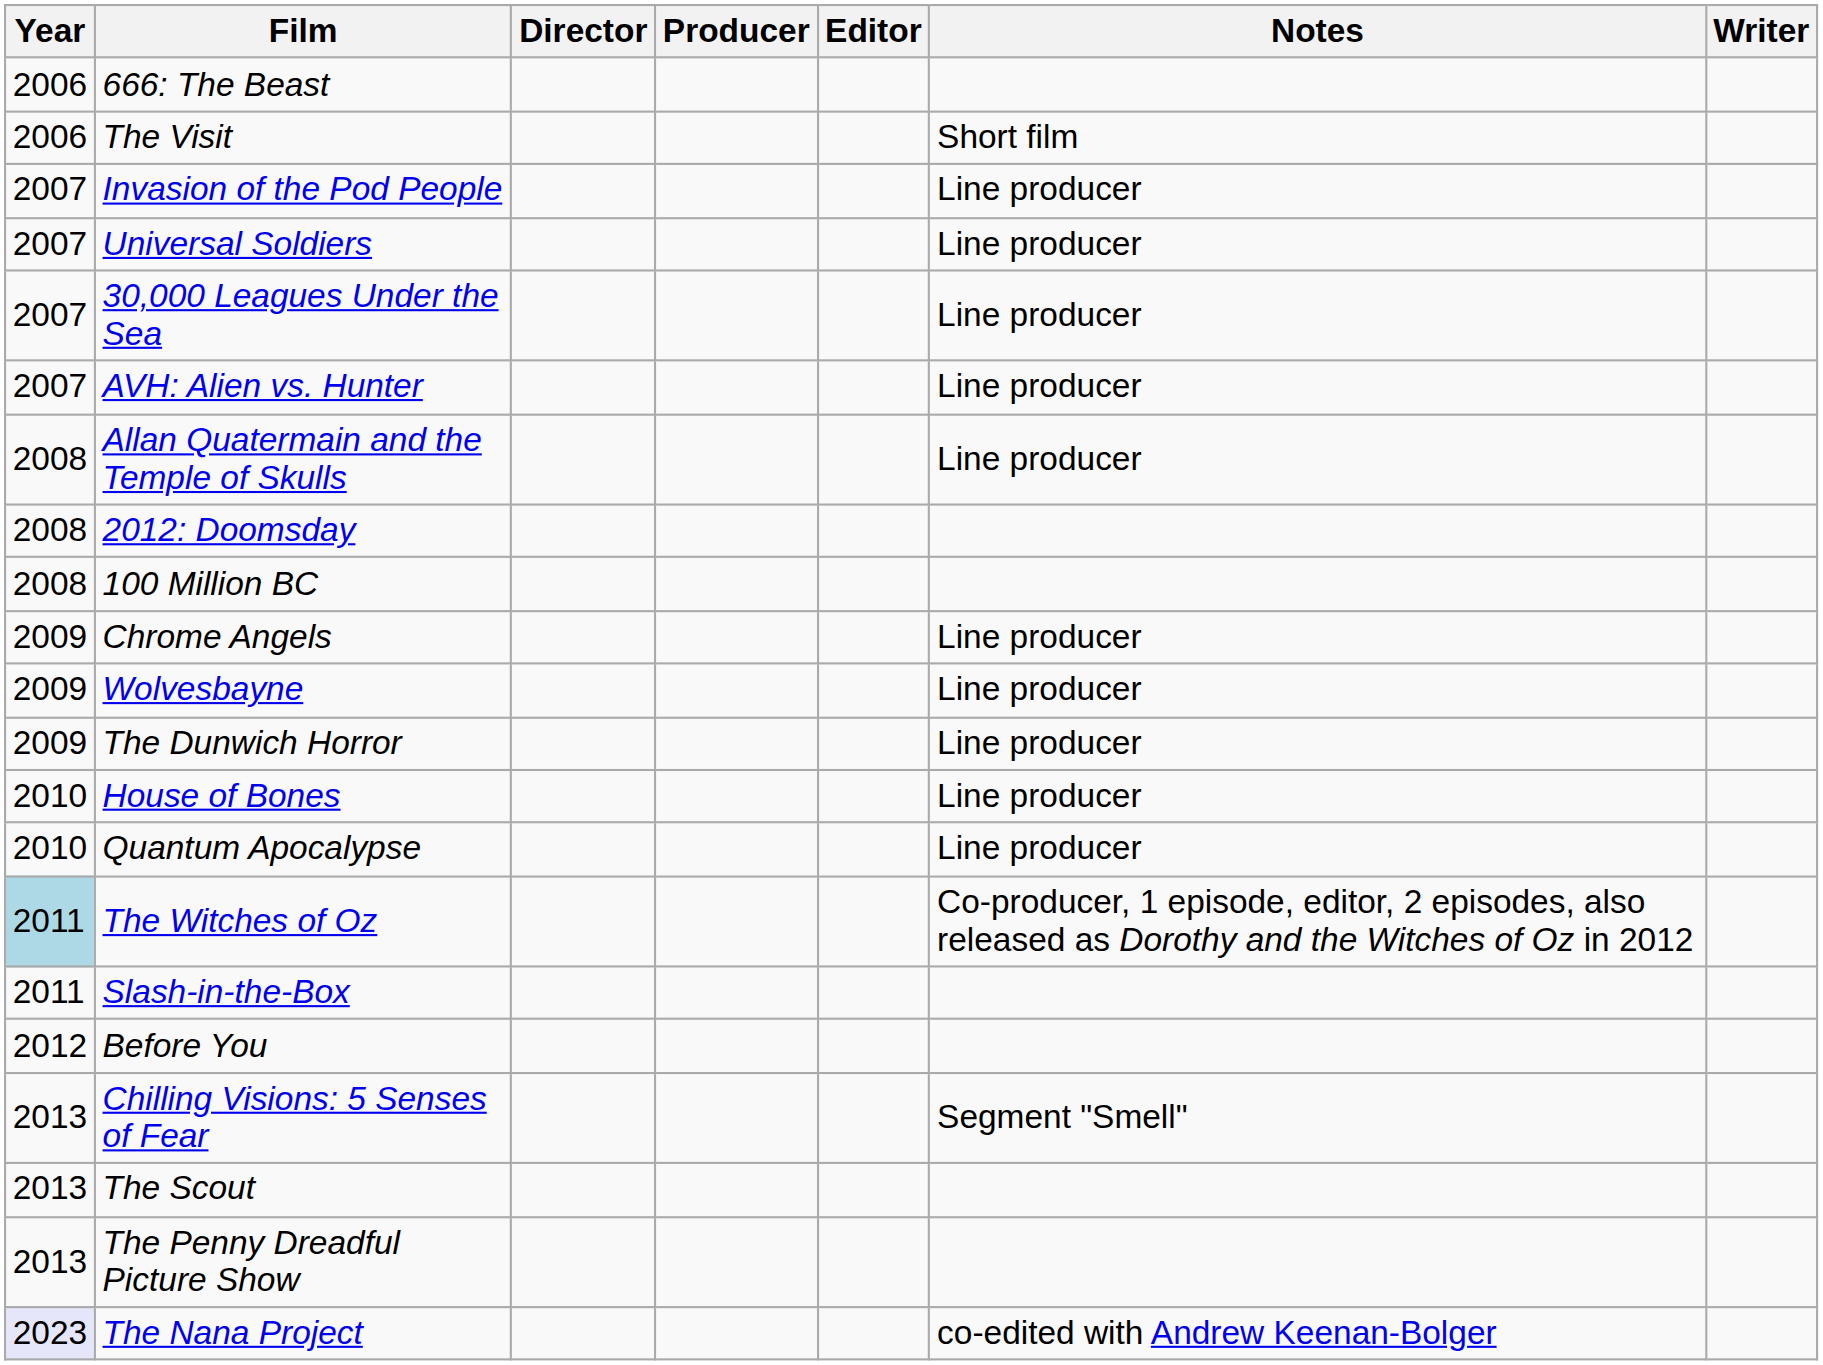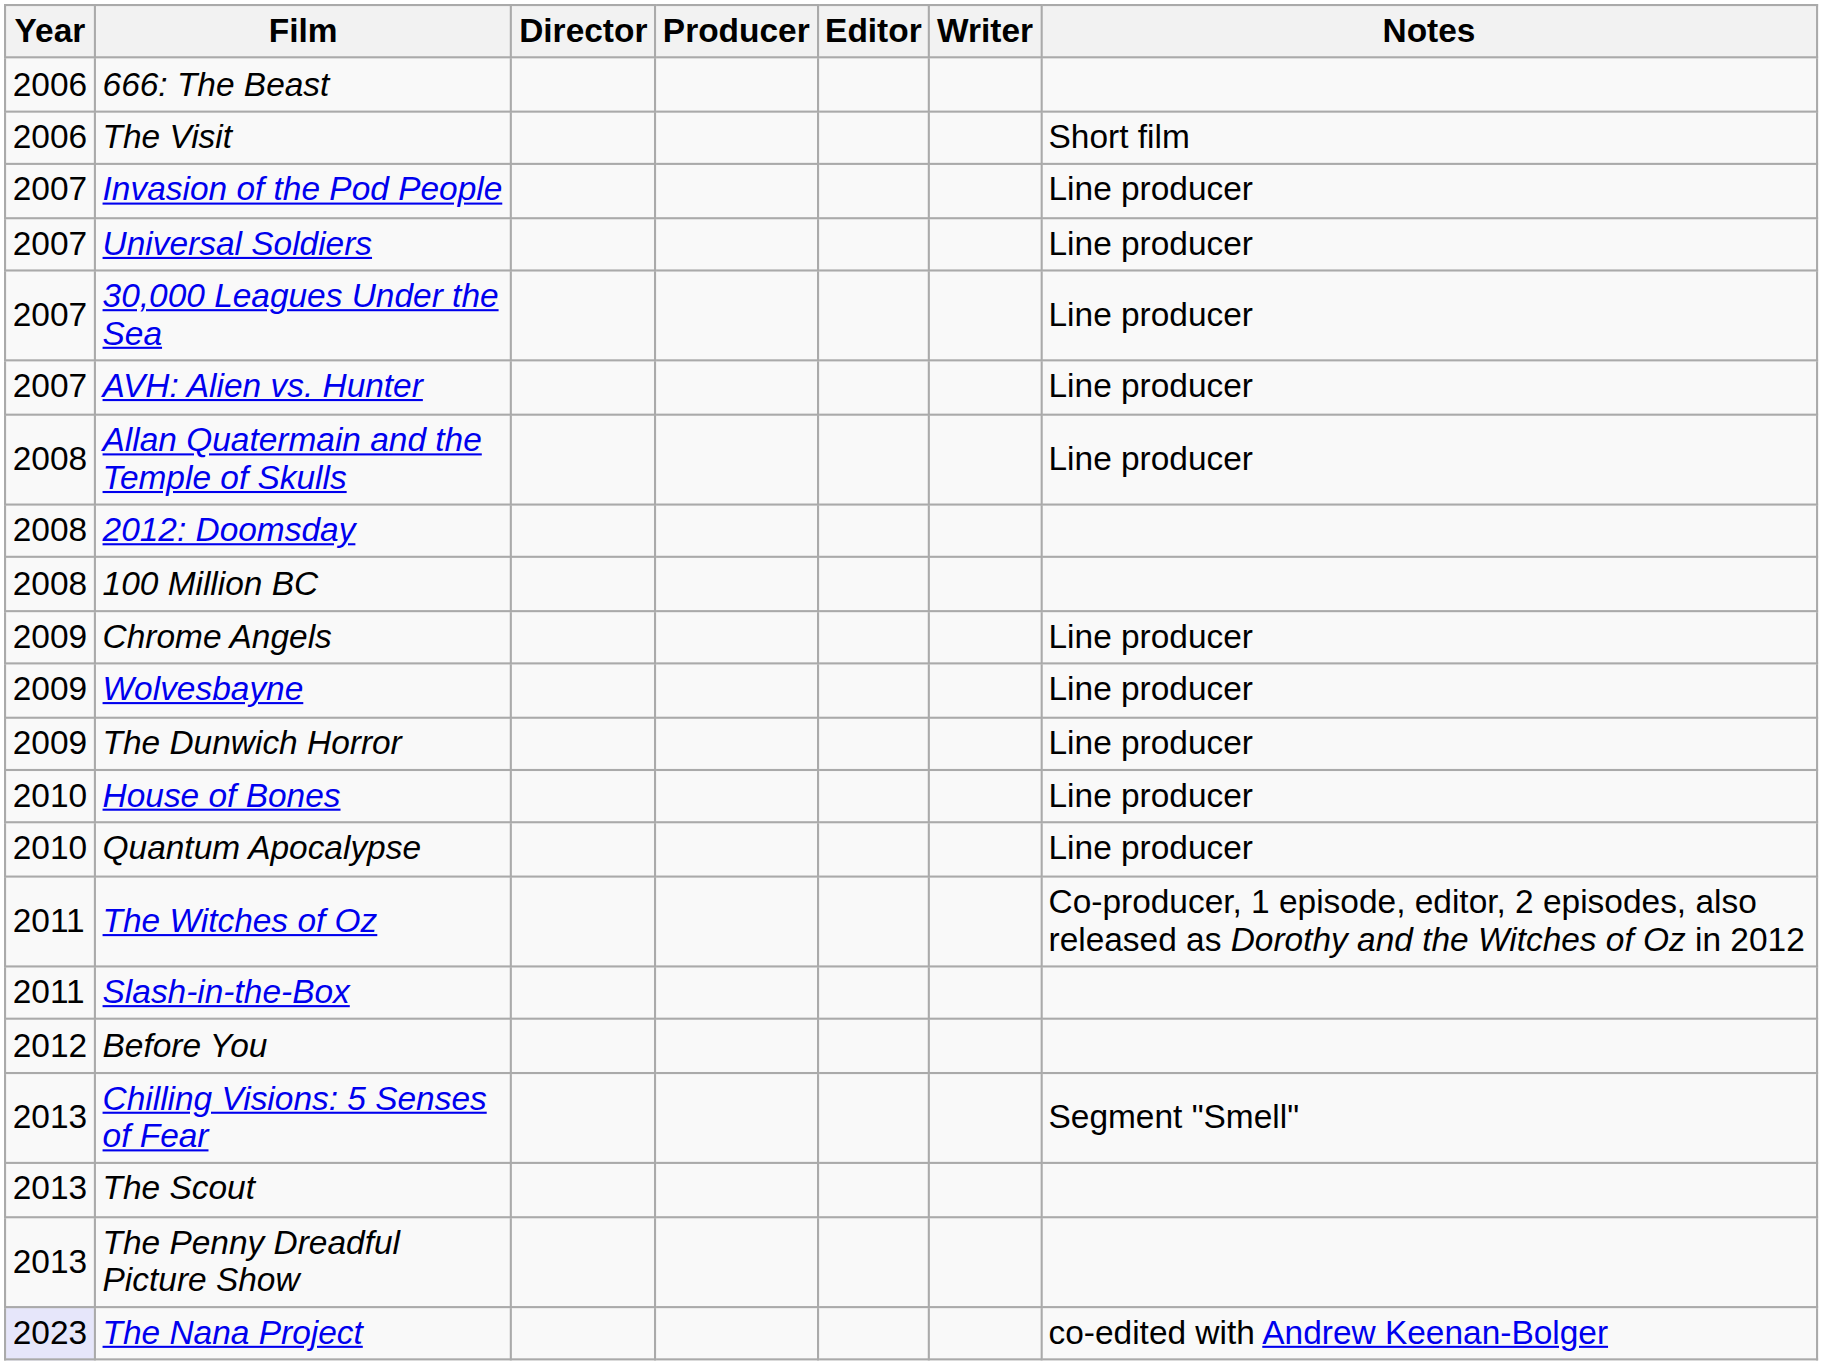columns swapped: (1761, 31) <-> (1317, 31)
(49, 920) lightblue background -> (49, 920) no background
